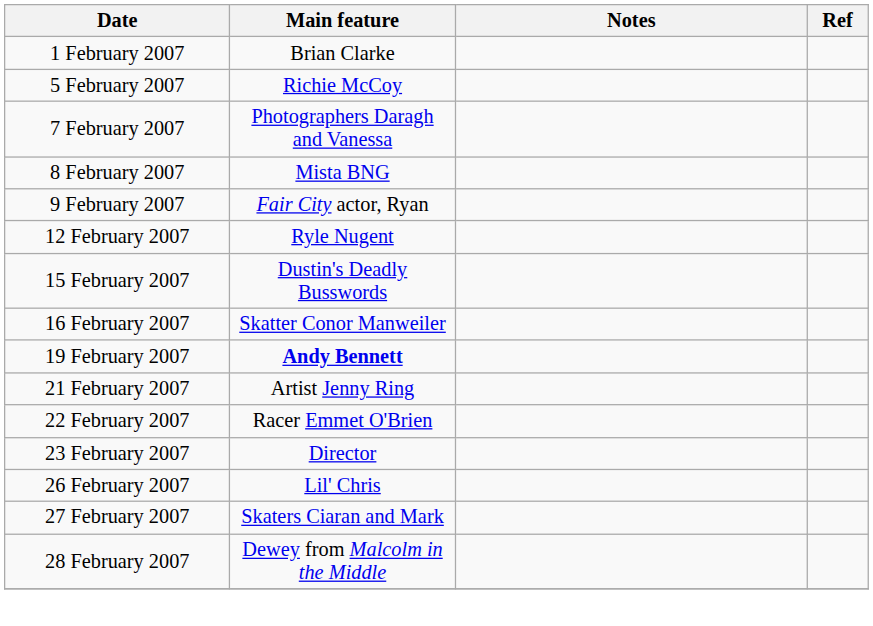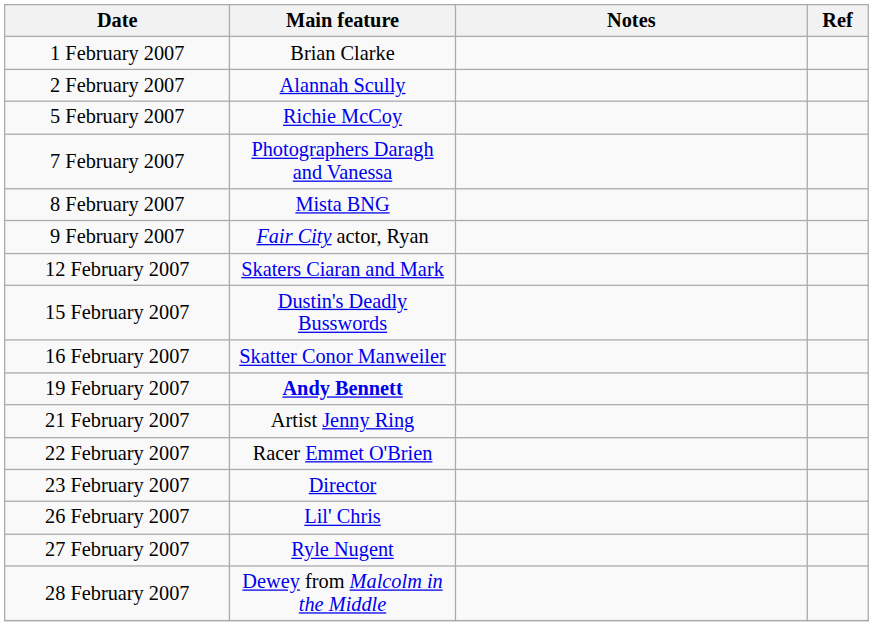+ row: (117, 85)
(343, 236) Ryle Nugent -> (343, 269) Skaters Ciaran and Mark
(343, 517) Skaters Ciaran and Mark -> (343, 549) Ryle Nugent
